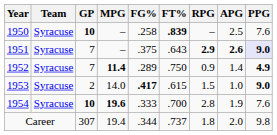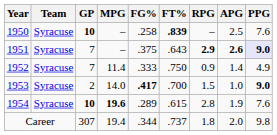(116, 67) bold -> (116, 67) normal
(147, 67) .289 -> (147, 67) .333
(263, 67) bold -> (263, 67) normal
(177, 85) .615 -> (177, 85) .700
(147, 103) .333 -> (147, 103) .289
(177, 103) .700 -> (177, 103) .615
